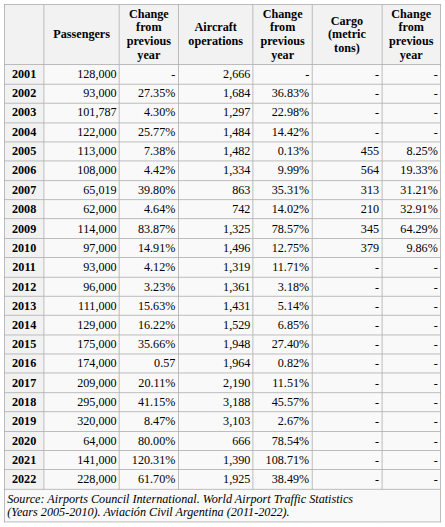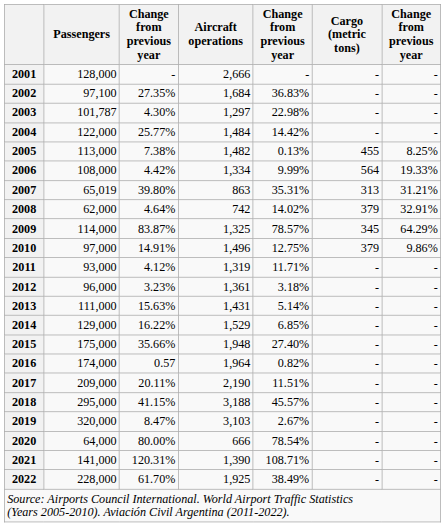(100, 93) 93,000 -> (100, 93) 97,100
(370, 209) 210 -> (370, 209) 379
